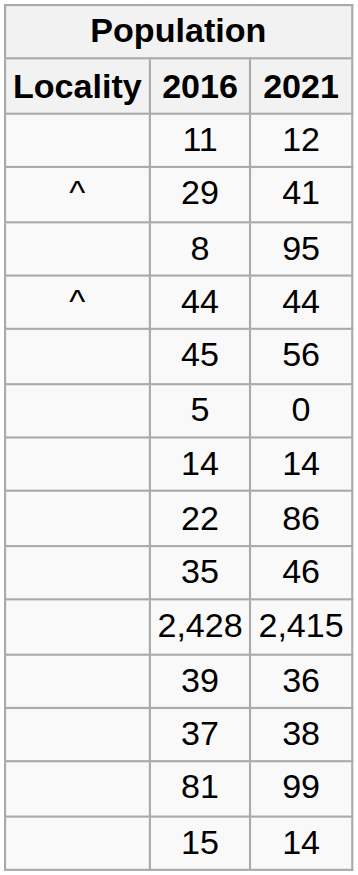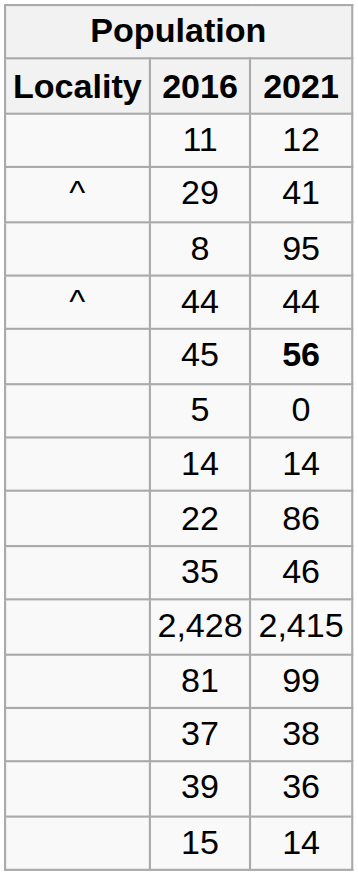(301, 355) normal -> (301, 355) bold
rows swapped: (200, 680) <-> (200, 788)
